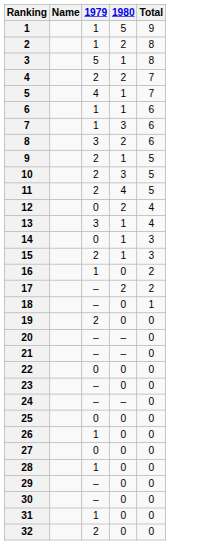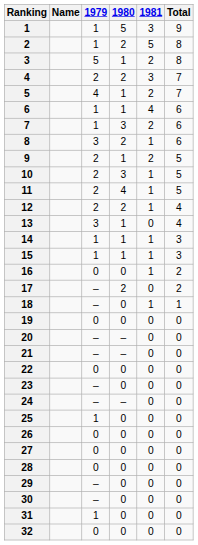+ column: (151, 12)
(96, 207) 0 -> (96, 207) 2
(96, 239) 0 -> (96, 239) 1
(96, 256) 2 -> (96, 256) 1
(96, 272) 1 -> (96, 272) 0
(96, 321) 2 -> (96, 321) 0
(96, 418) 0 -> (96, 418) 1
(96, 434) 1 -> (96, 434) 0
(96, 467) 1 -> (96, 467) 0
(96, 532) 2 -> (96, 532) 0
